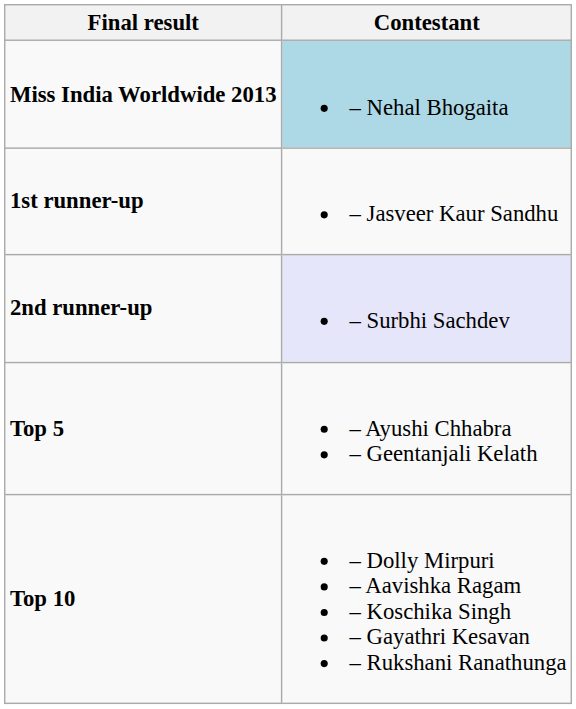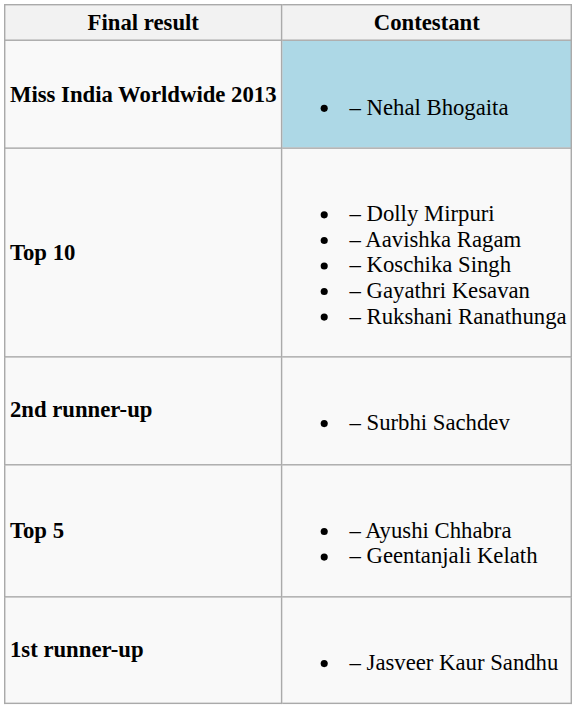rows swapped: (77, 201) <-> (43, 598)
(427, 321) lavender background -> (427, 423) no background
